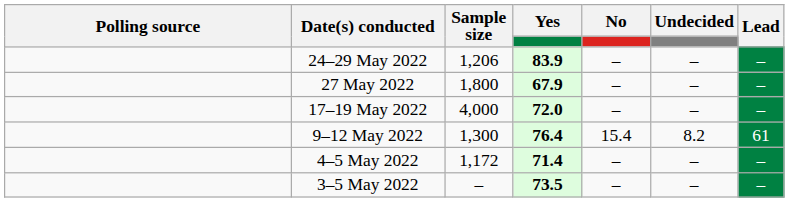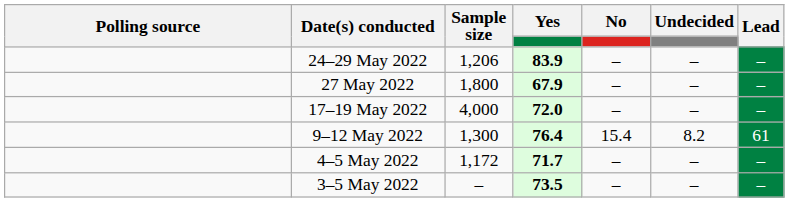(547, 160) 71.4 -> (547, 160) 71.7
